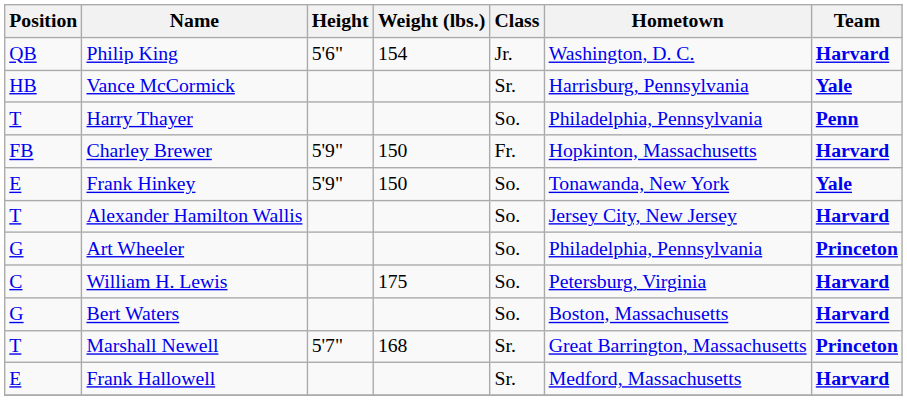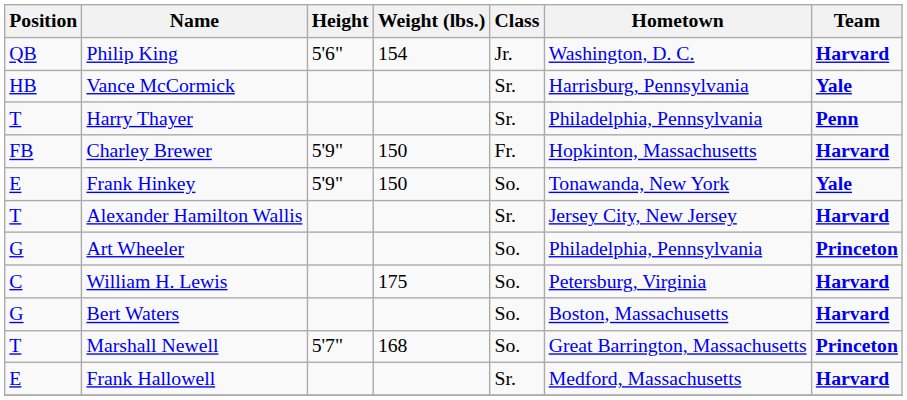(507, 118) So. -> (505, 118) Sr.
(507, 216) So. -> (505, 216) Sr.
(505, 346) Sr. -> (507, 346) So.
